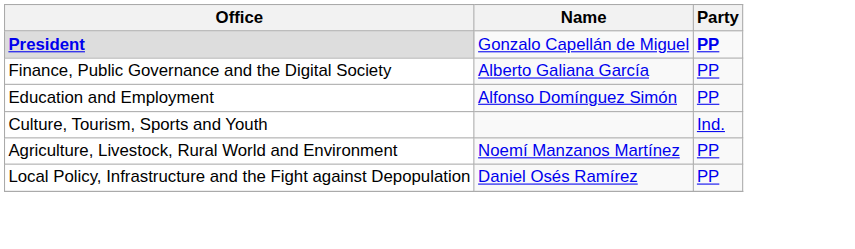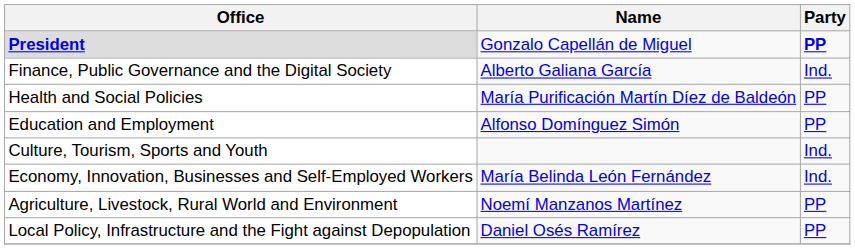(708, 71) PP -> (818, 71) Ind.
+ row: (106, 97)
+ row: (241, 177)
